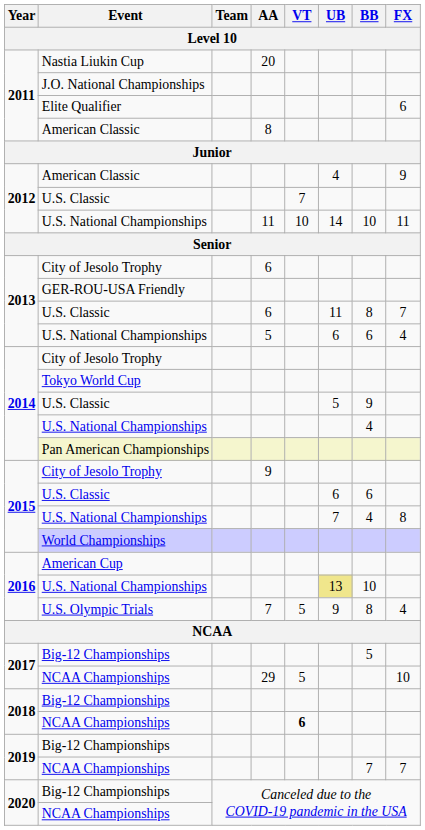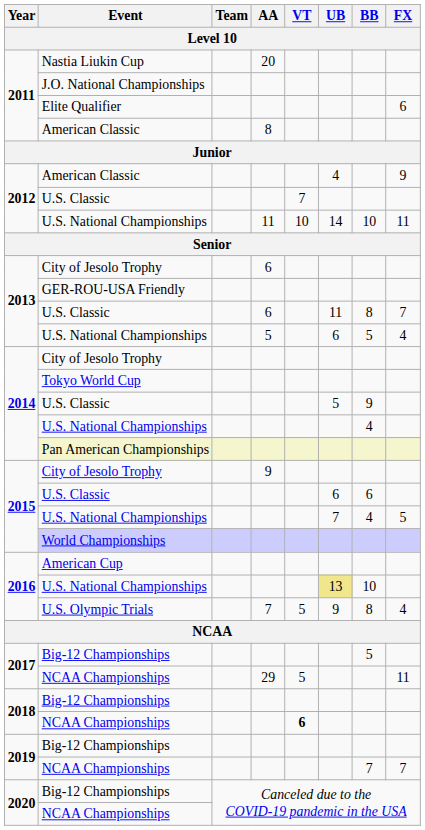(369, 335) 6 -> (369, 335) 5
(403, 517) 8 -> (403, 517) 5
(403, 677) 10 -> (403, 677) 11
